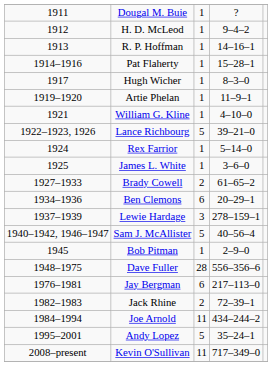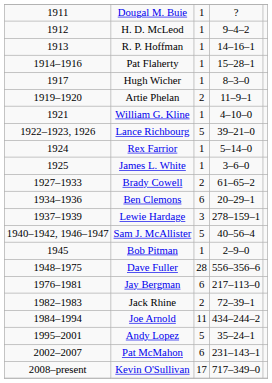(202, 98) 1 -> (202, 98) 2
+ row: (152, 353)
(202, 353) 11 -> (202, 370) 17
